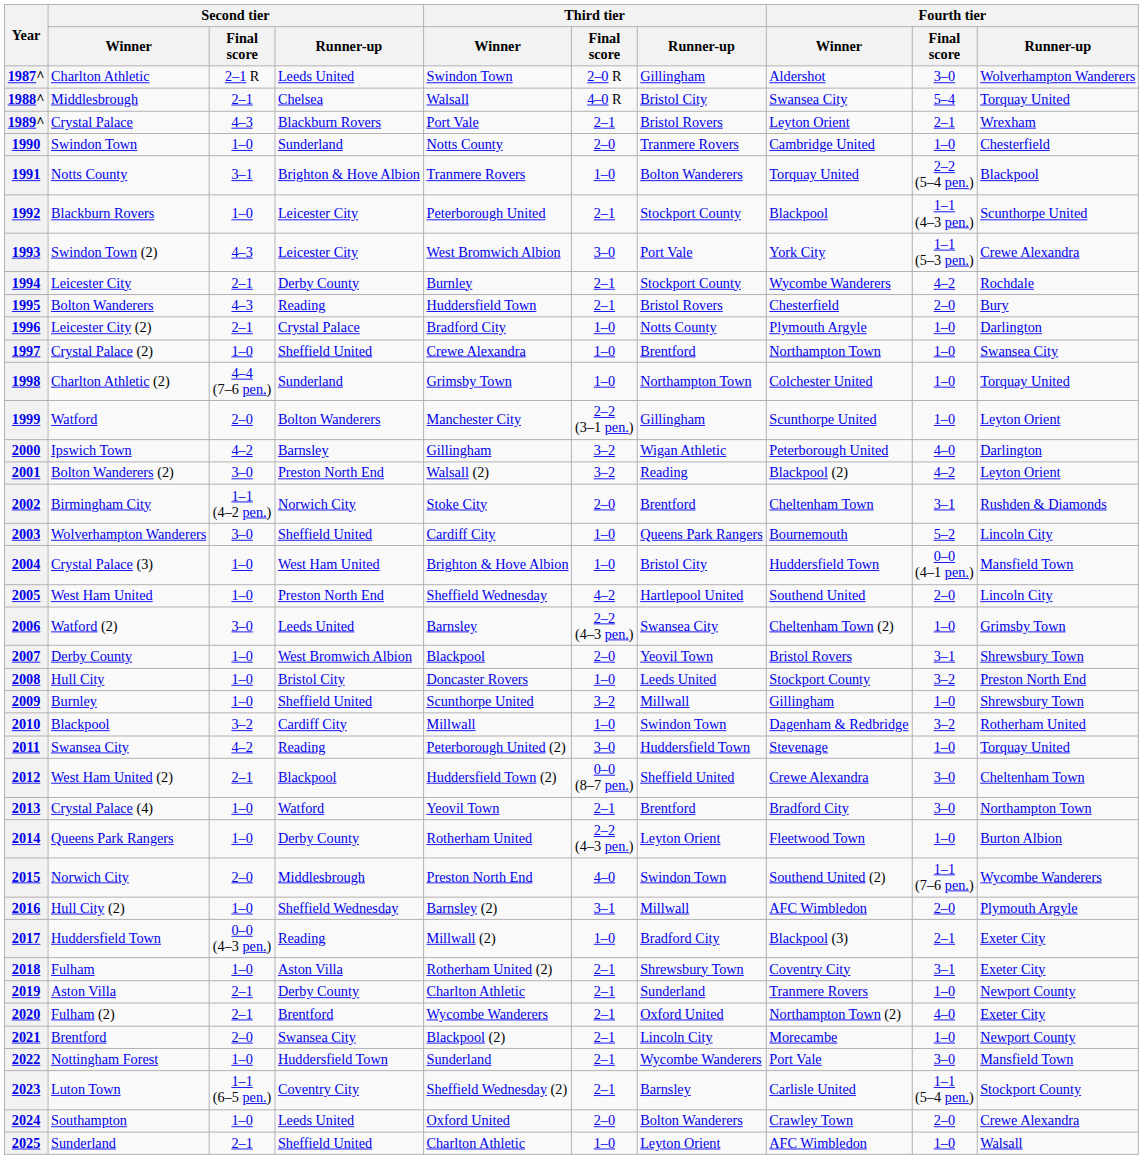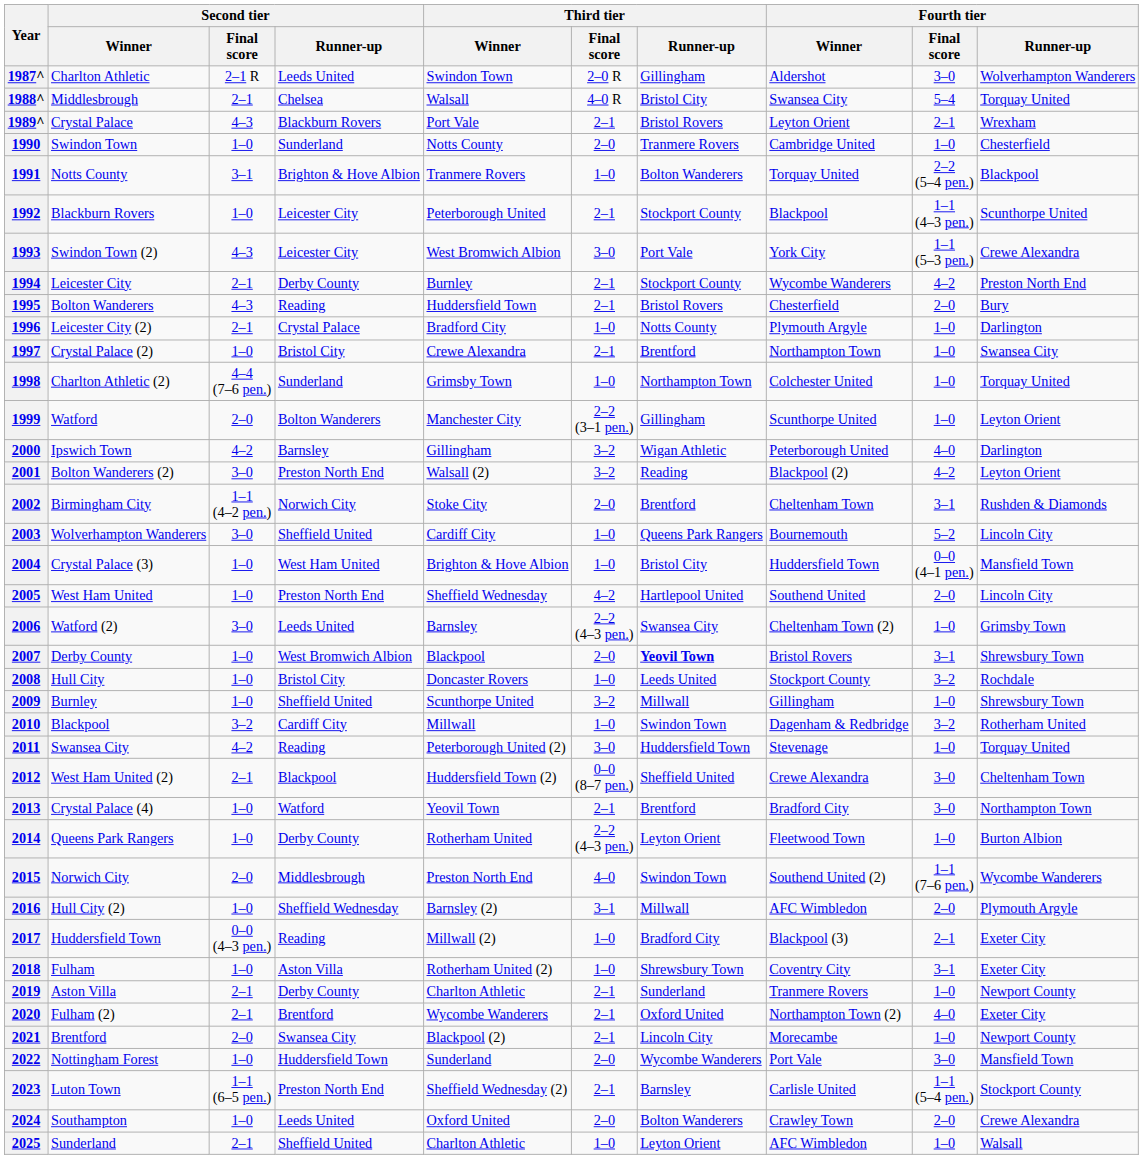(1007, 283) Rochdale -> (1033, 283) Preston North End
(325, 350) Sheffield United -> (311, 350) Bristol City
(604, 350) 1–0 -> (604, 350) 2–1
(677, 656) normal -> (677, 656) bold
(1033, 679) Preston North End -> (1007, 679) Rochdale
(604, 969) 2–1 -> (604, 969) 1–0
(604, 1059) 2–1 -> (604, 1059) 2–0
(318, 1090) Coventry City -> (331, 1090) Preston North End
